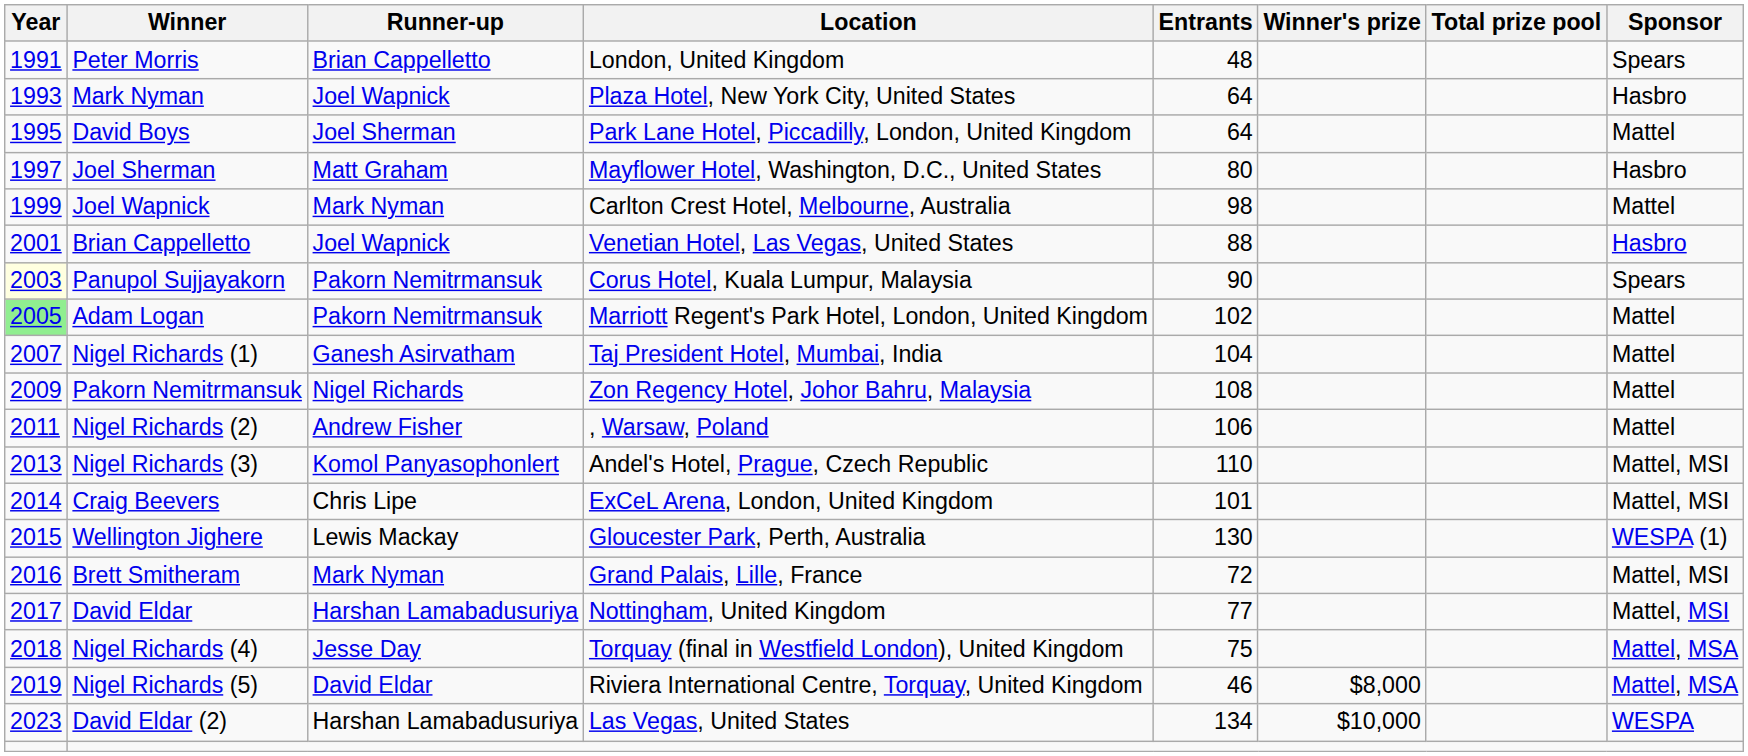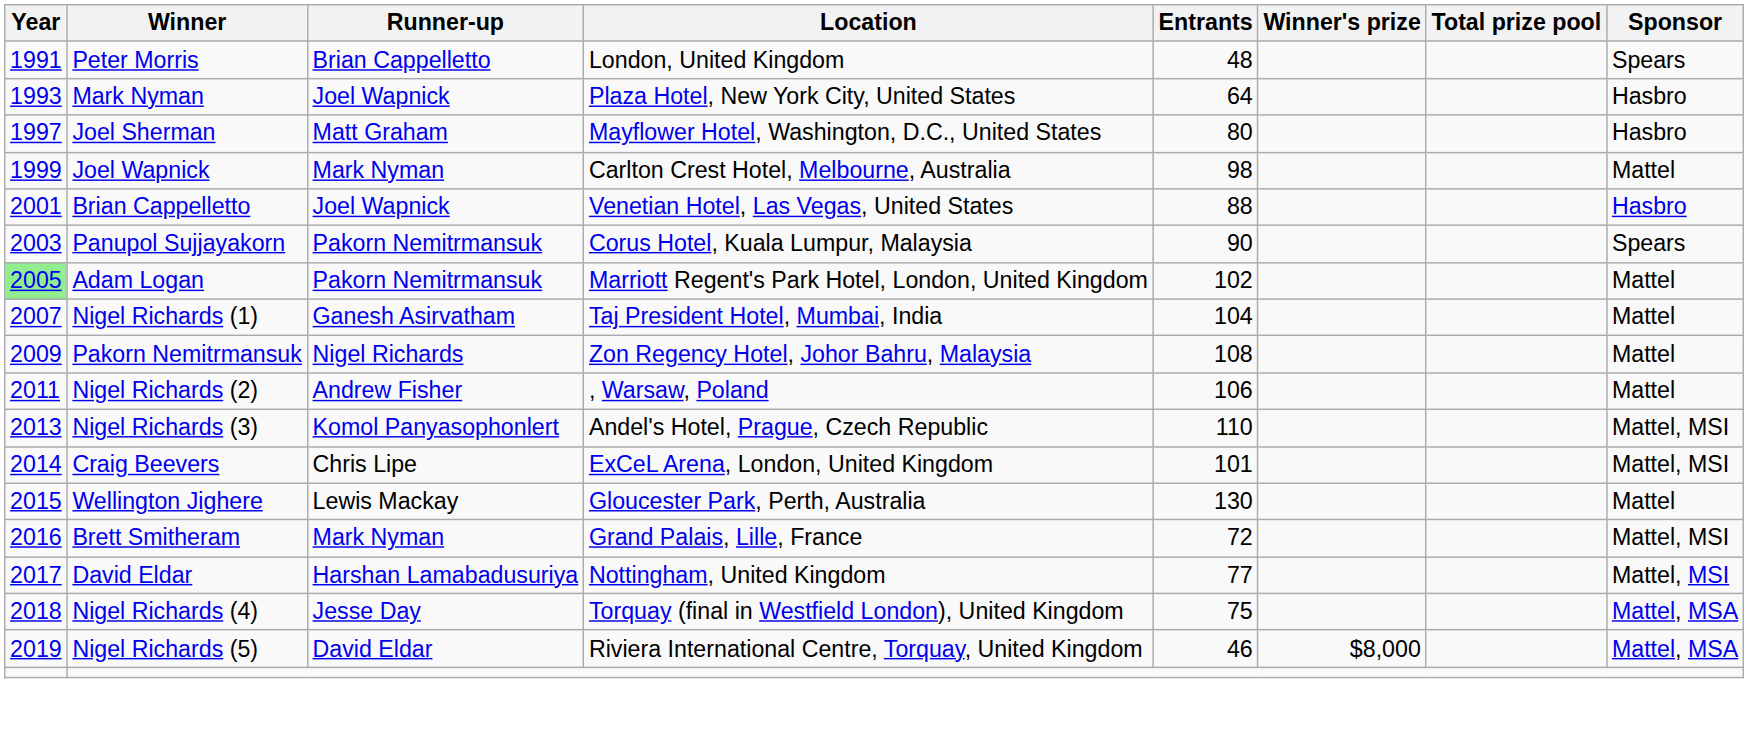- row: (131, 133)
(36, 280) lightyellow background -> (36, 243) no background
(1670, 538) WESPA (1) -> (1644, 501) Mattel
- row: (150, 721)
